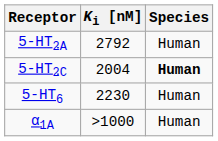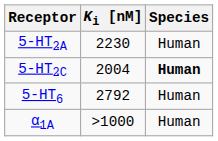(113, 44) 2792 -> (113, 44) 2230
(113, 96) 2230 -> (113, 96) 2792
